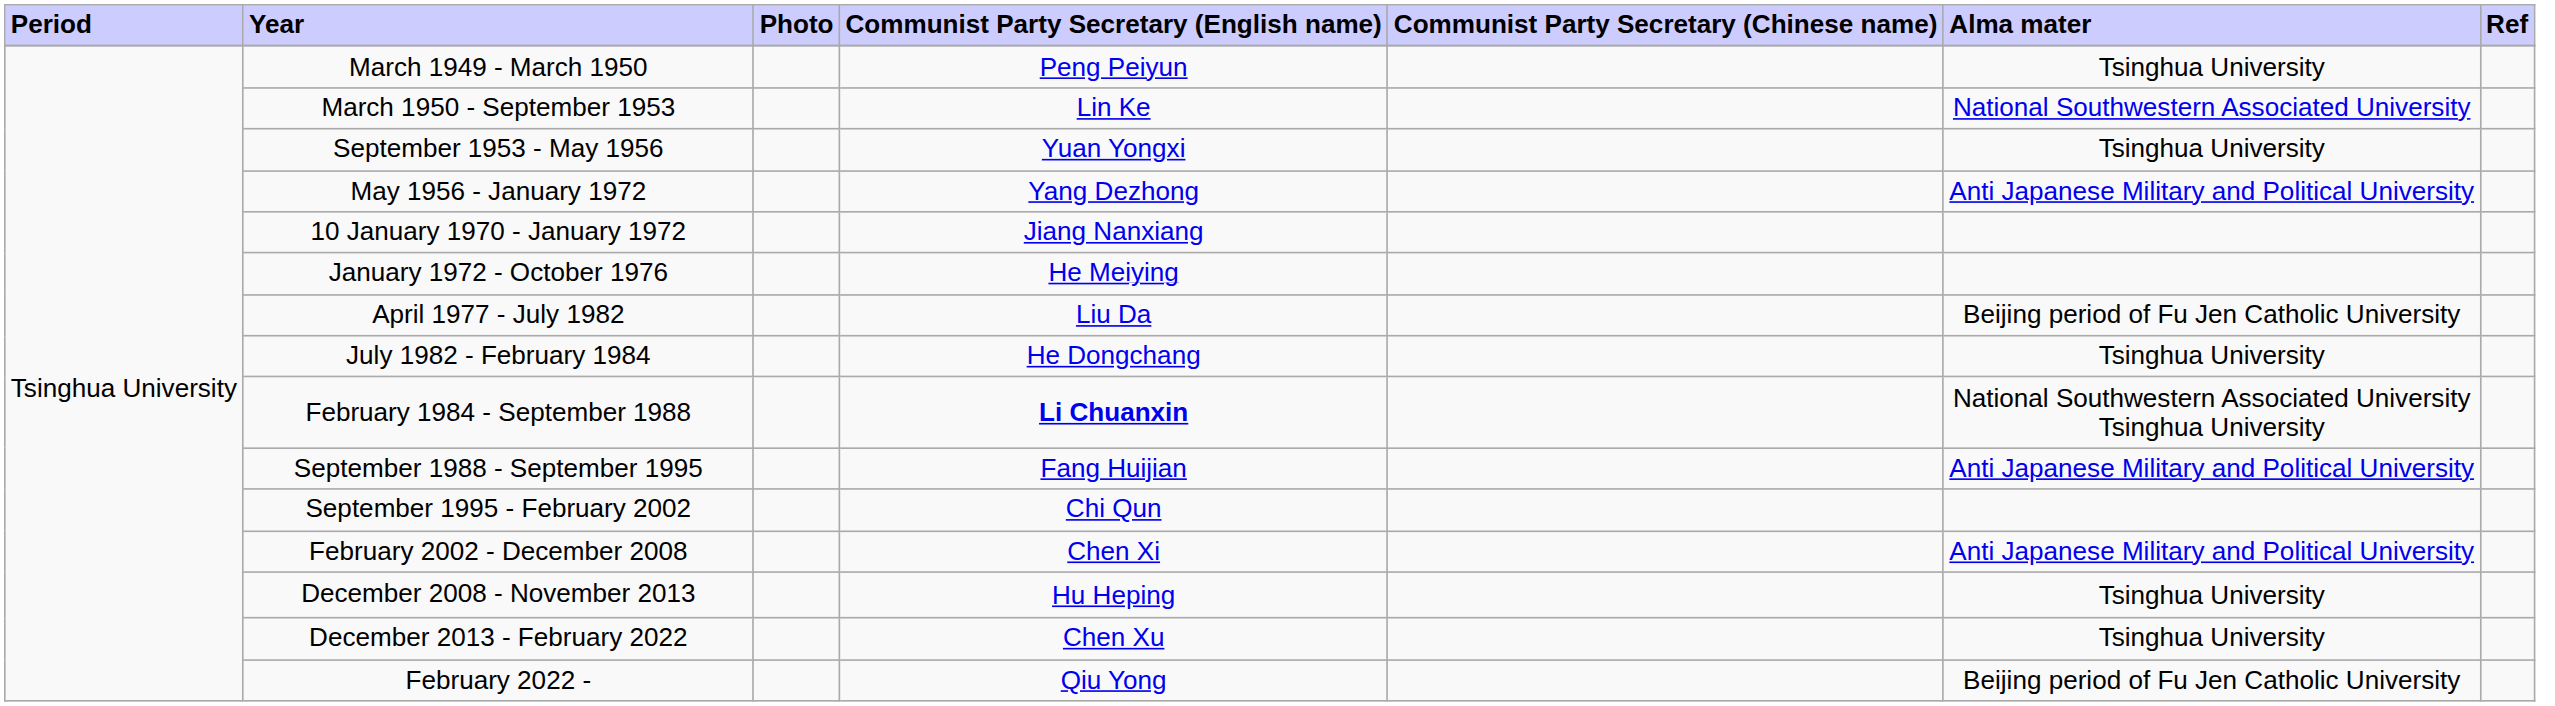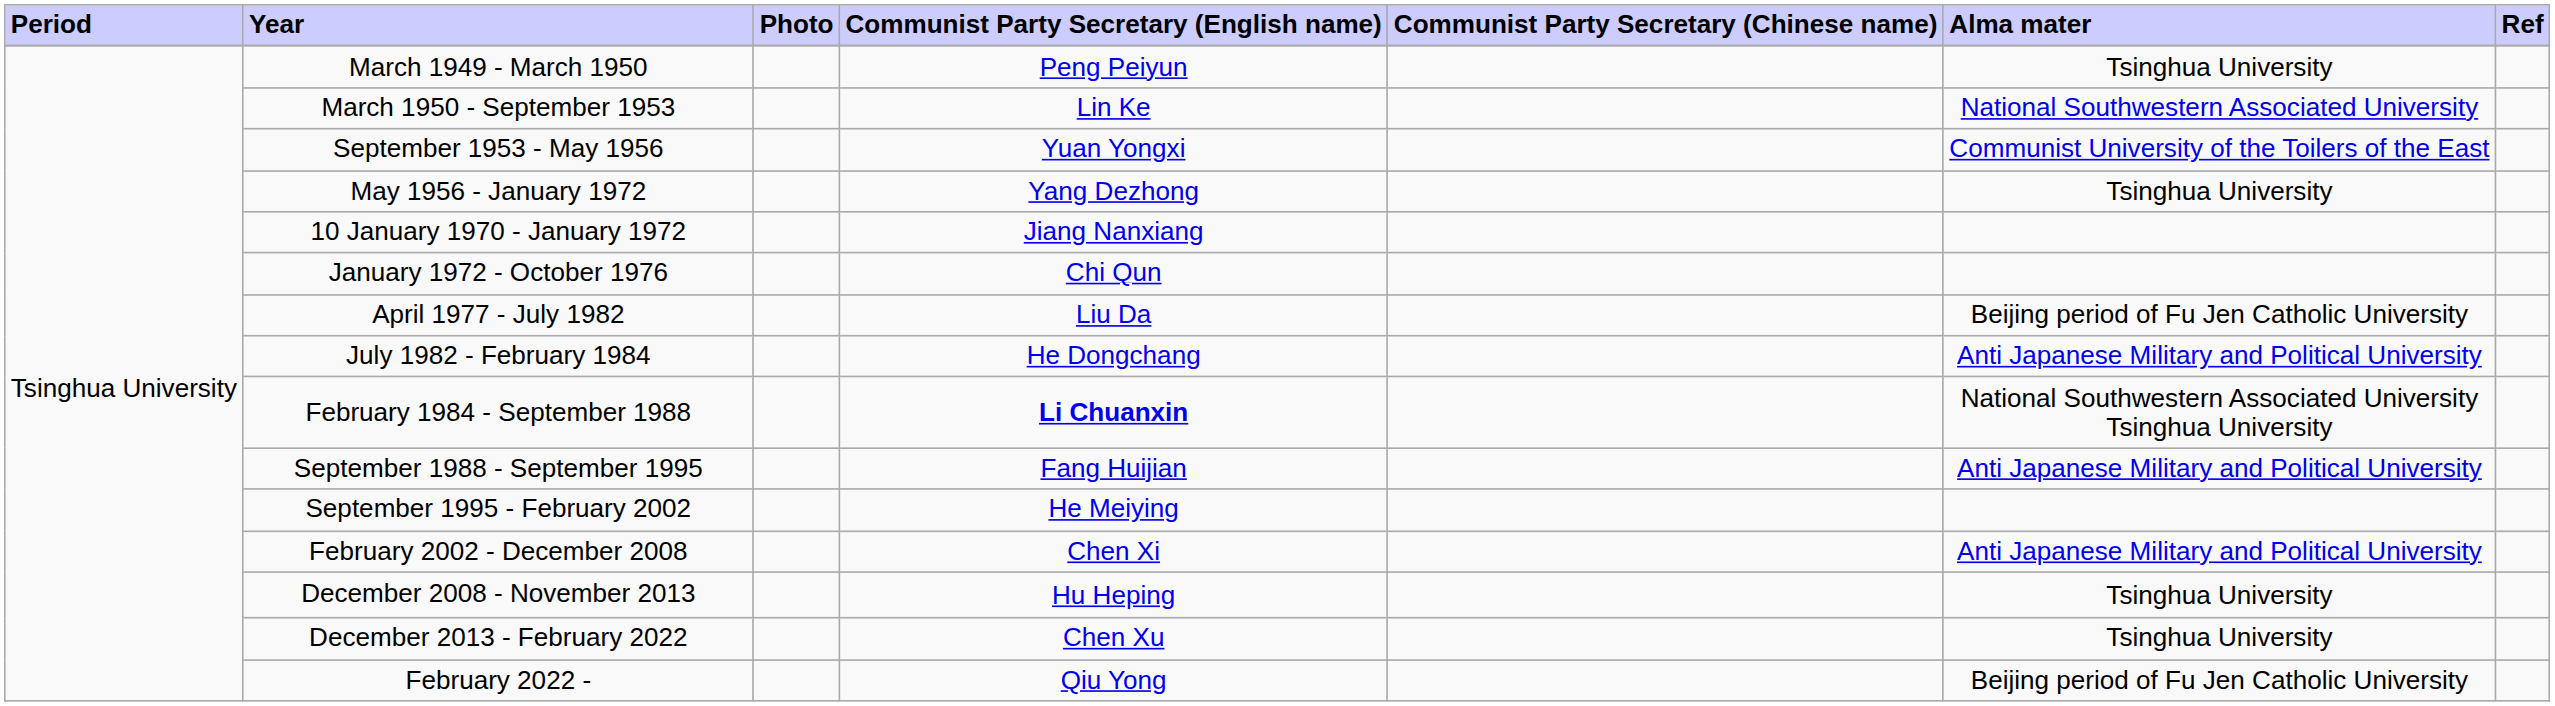(2212, 149) Tsinghua University -> (2219, 149) Communist University of the Toilers of the East
(2212, 190) Anti Japanese Military and Political University -> (2219, 190) Tsinghua University
(1114, 273) He Meiying -> (1114, 273) Chi Qun
(2212, 356) Tsinghua University -> (2219, 356) Anti Japanese Military and Political University
(1114, 509) Chi Qun -> (1114, 509) He Meiying
